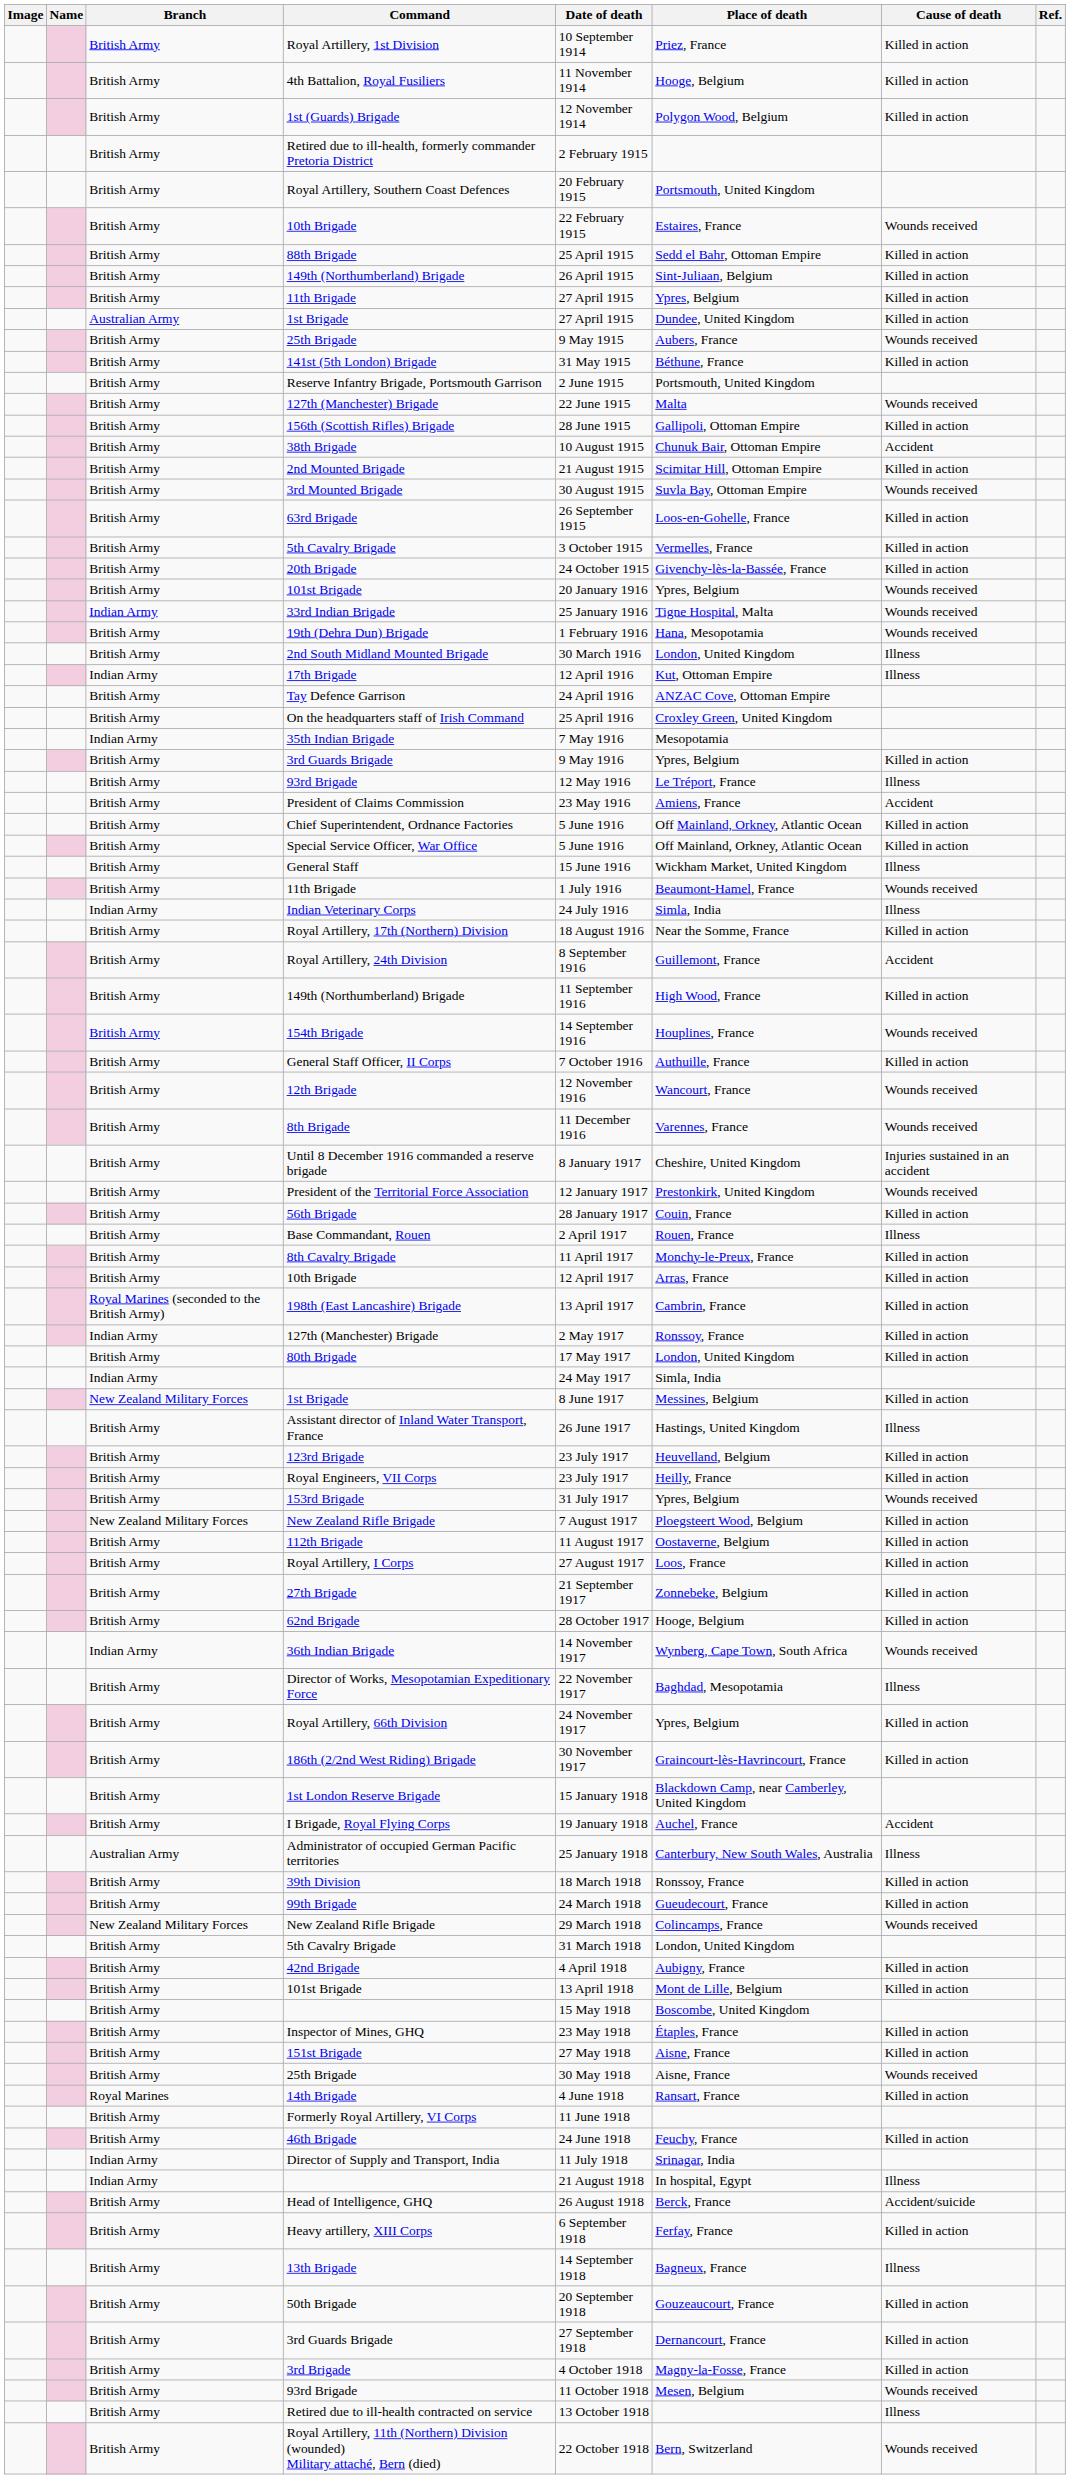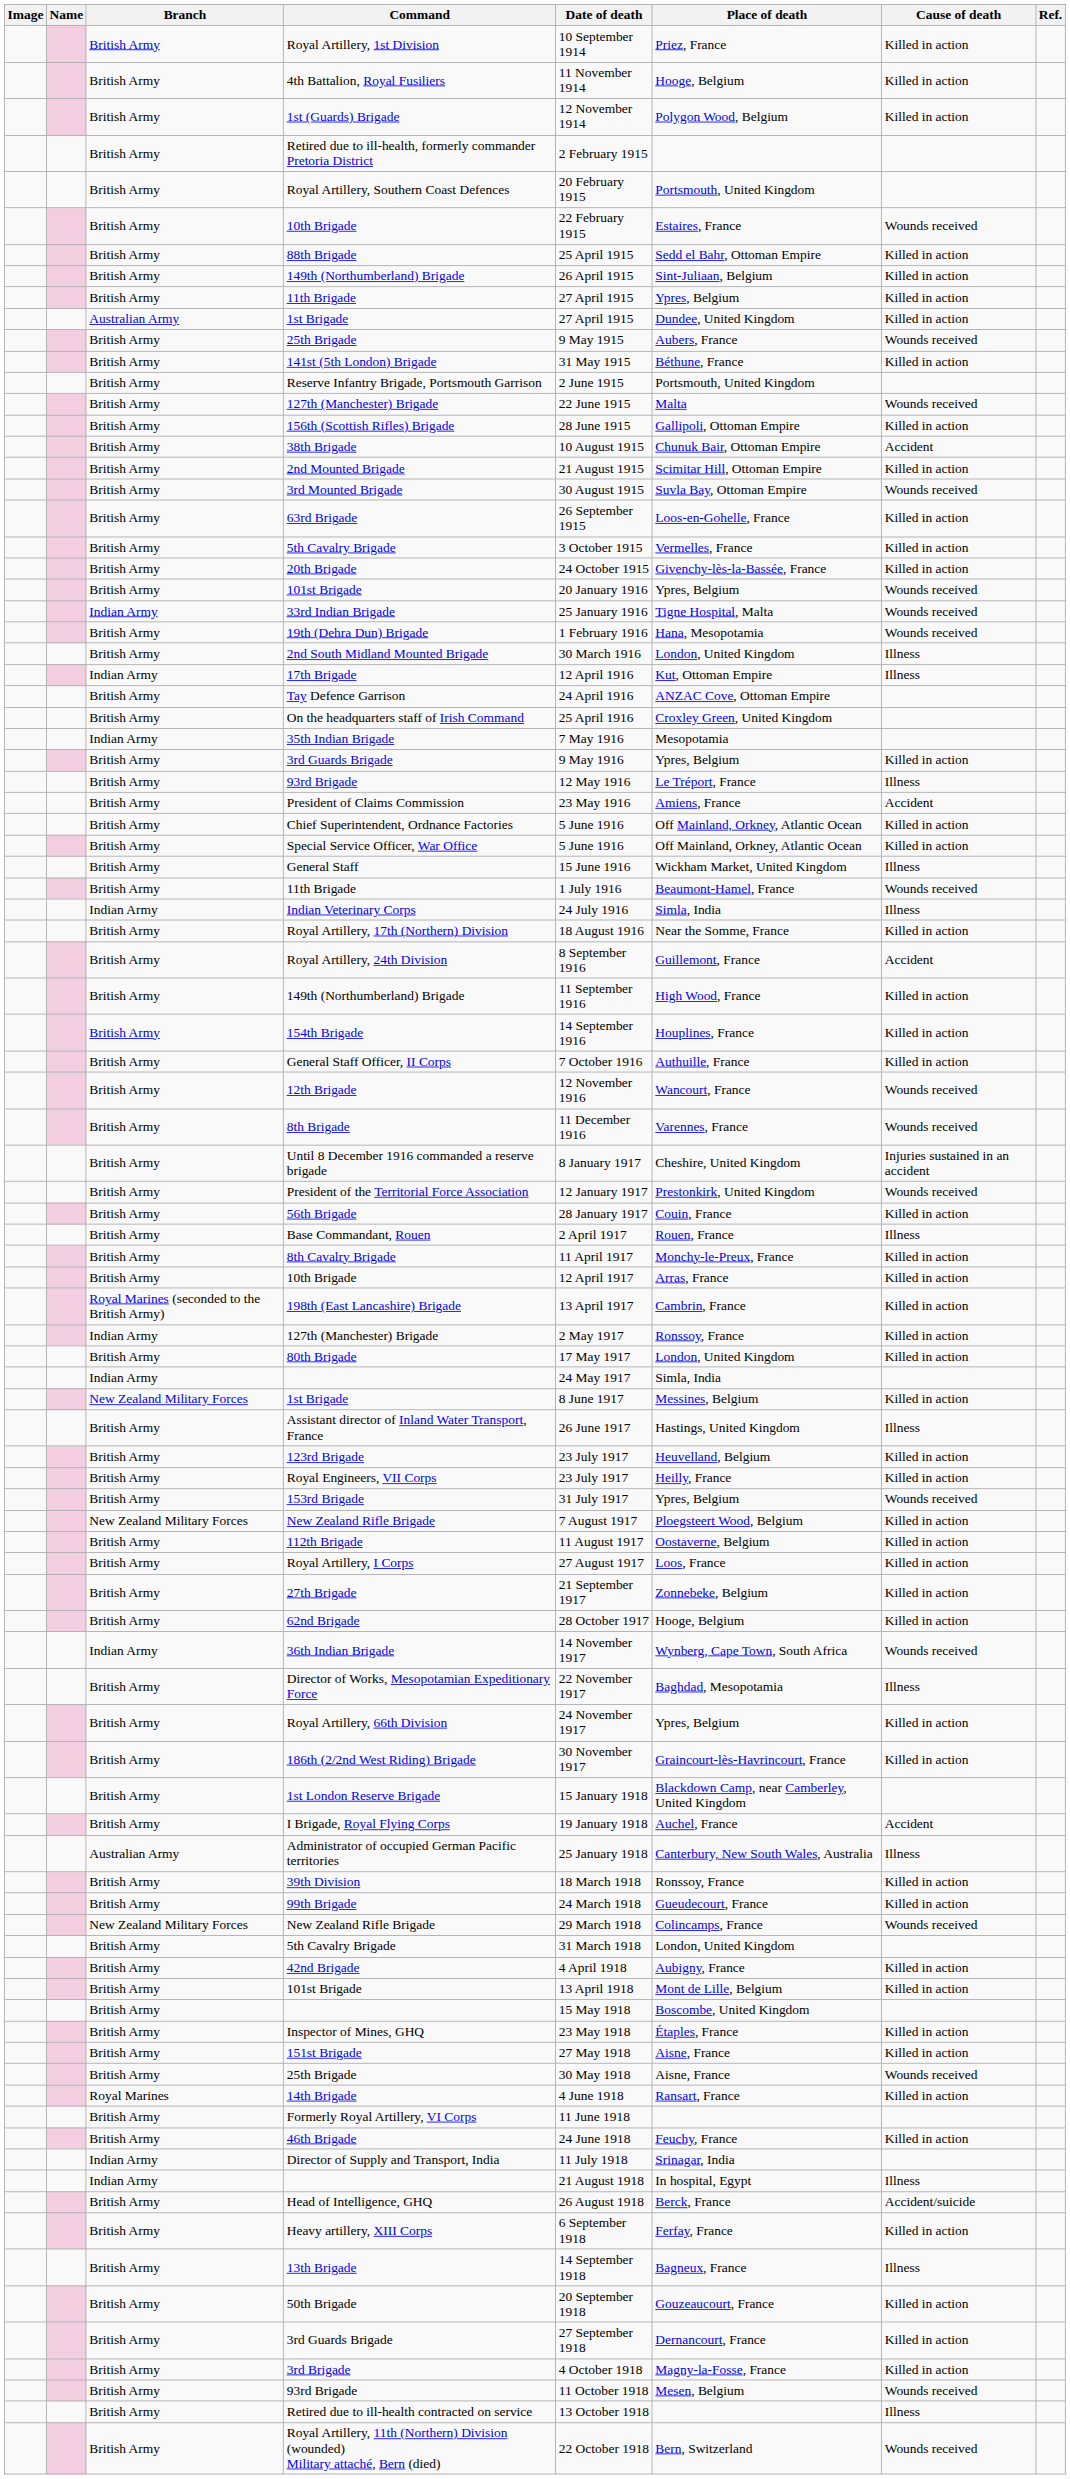(931, 1032) Wounds received -> (927, 1032) Killed in action
